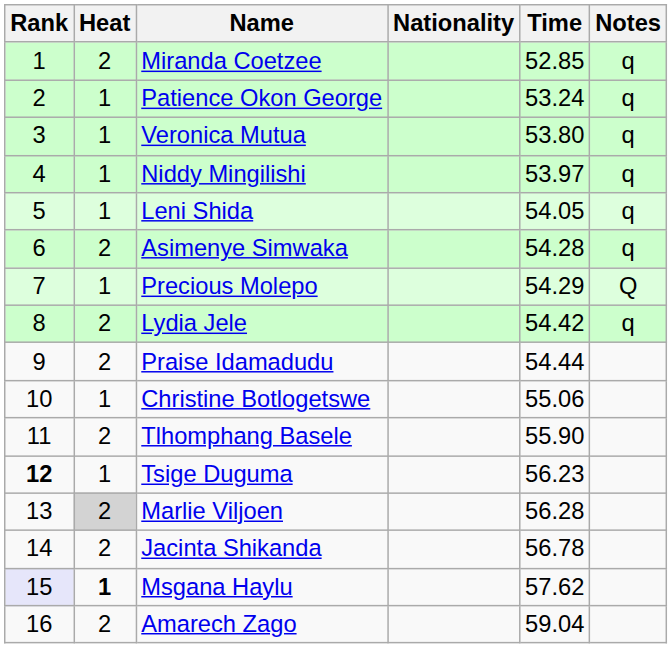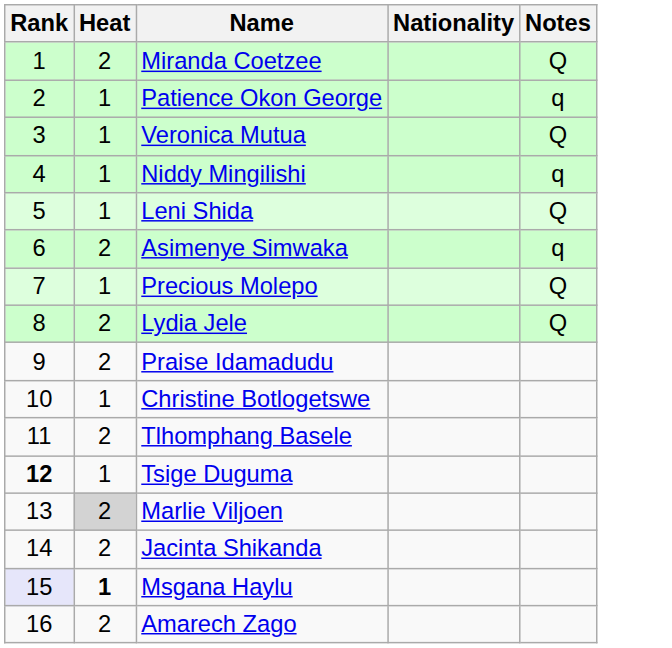- column: (555, 23)
(628, 60) q -> (558, 60) Q
(628, 135) q -> (558, 135) Q
(628, 211) q -> (558, 211) Q
(628, 323) q -> (558, 323) Q
